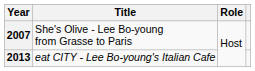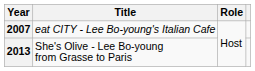(99, 35) She's Olive - Lee Bo-young from Grasse to Paris -> (125, 29) eat CITY - Lee Bo-young's Italian Cafe
(125, 58) eat CITY - Lee Bo-young's Italian Cafe -> (99, 52) She's Olive - Lee Bo-young from Grasse to Paris
